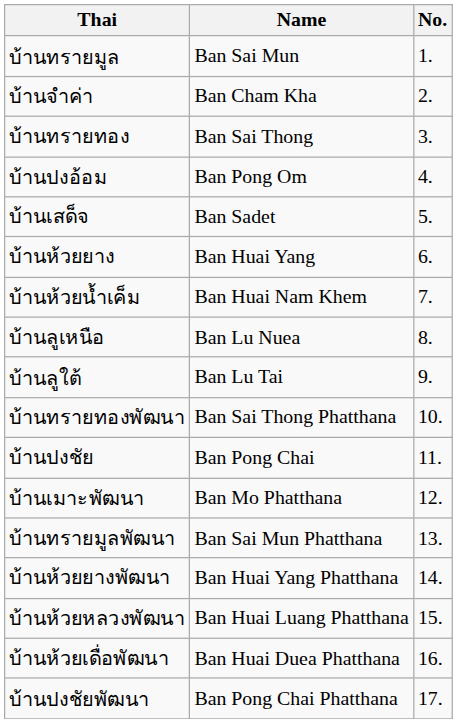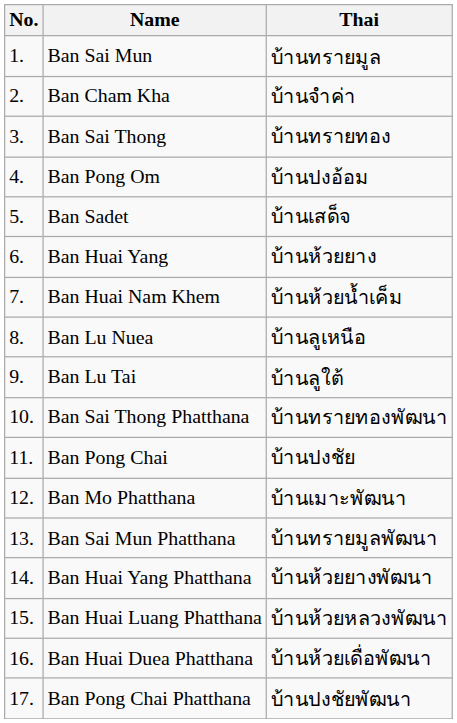columns swapped: (432, 20) <-> (97, 20)
